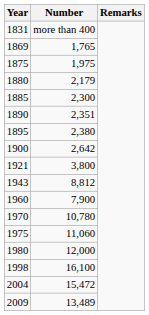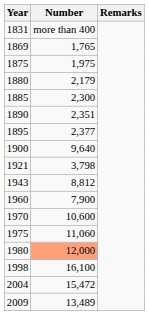(83, 132) 2,380 -> (83, 132) 2,377
(83, 149) 2,642 -> (83, 149) 9,640
(83, 166) 3,800 -> (83, 166) 3,798
(80, 217) 10,780 -> (80, 217) 10,600
(80, 251) no background -> (80, 251) lightsalmon background
